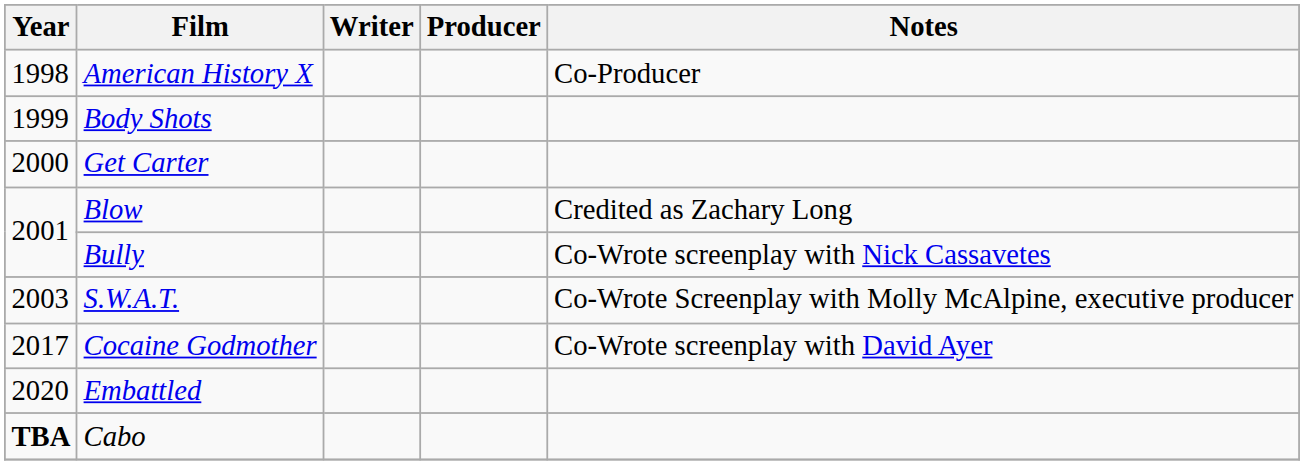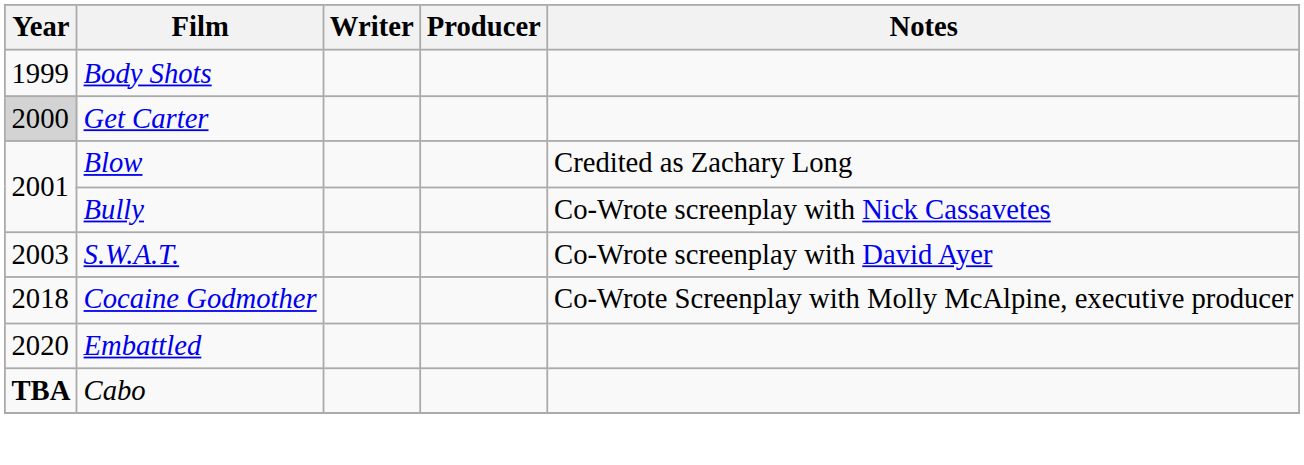- row: (198, 72)
(40, 163) no background -> (40, 118) lightgrey background
(924, 299) Co-Wrote Screenplay with Molly McAlpine, executive producer -> (773, 254) Co-Wrote screenplay with David Ayer
(40, 345) 2017 -> (40, 299) 2018
(773, 345) Co-Wrote screenplay with David Ayer -> (924, 299) Co-Wrote Screenplay with Molly McAlpine, executive producer
